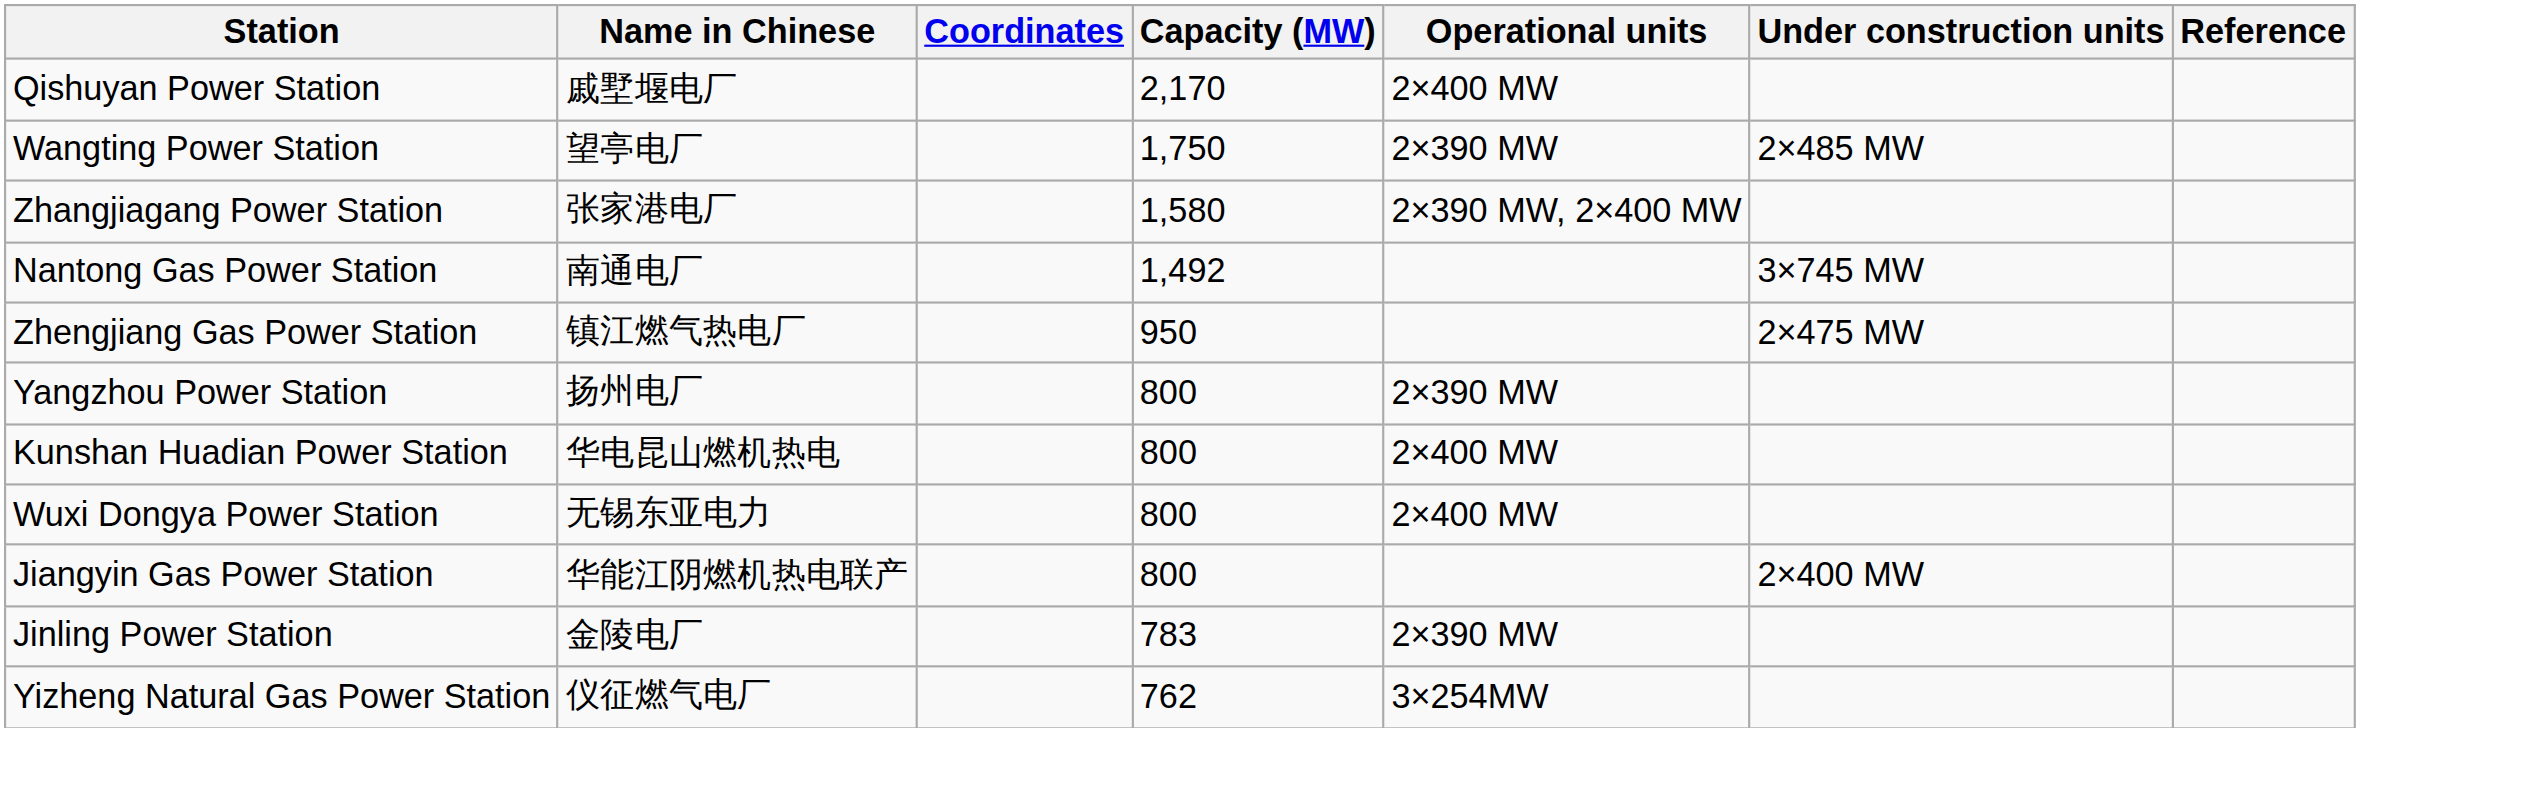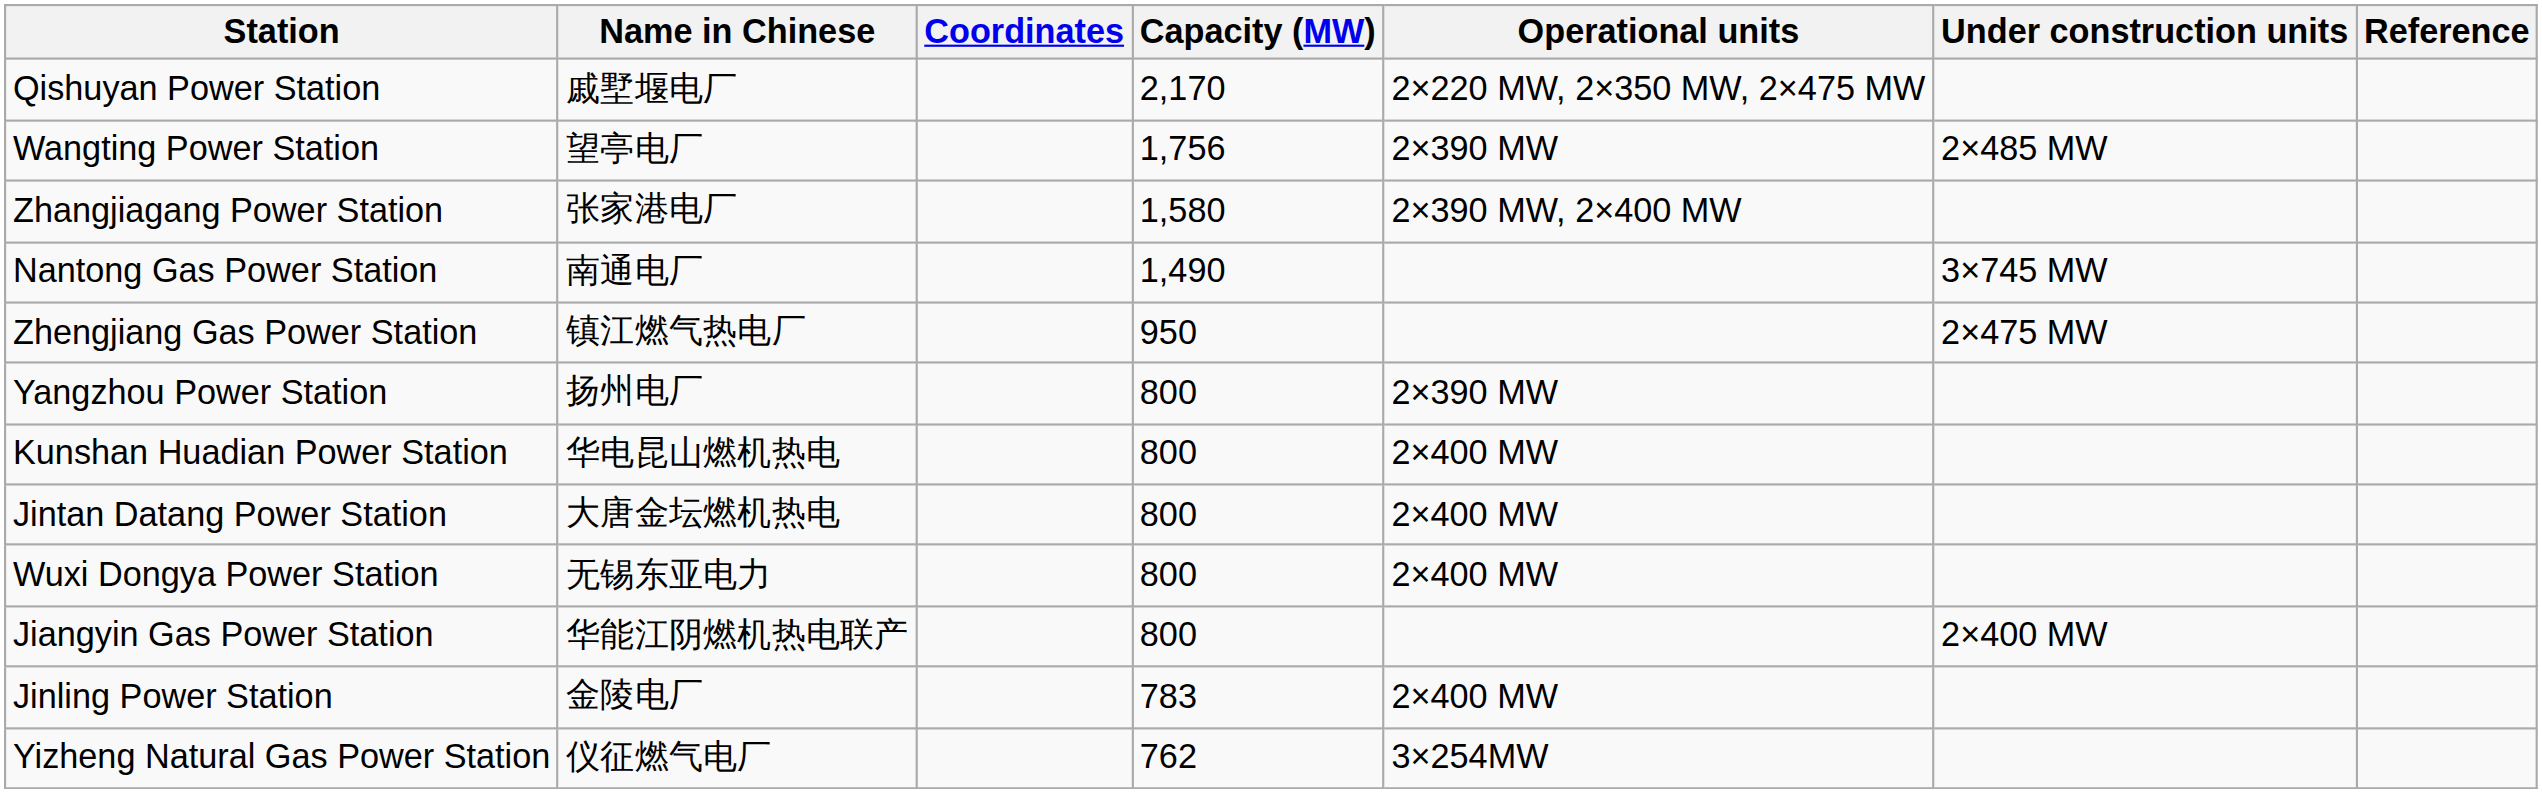(1475, 89) 2×400 MW -> (1658, 89) 2×220 MW, 2×350 MW, 2×475 MW
(1183, 149) 1,750 -> (1183, 149) 1,756
(1183, 271) 1,492 -> (1183, 271) 1,490
+ row: (230, 514)
(1475, 635) 2×390 MW -> (1475, 696) 2×400 MW
